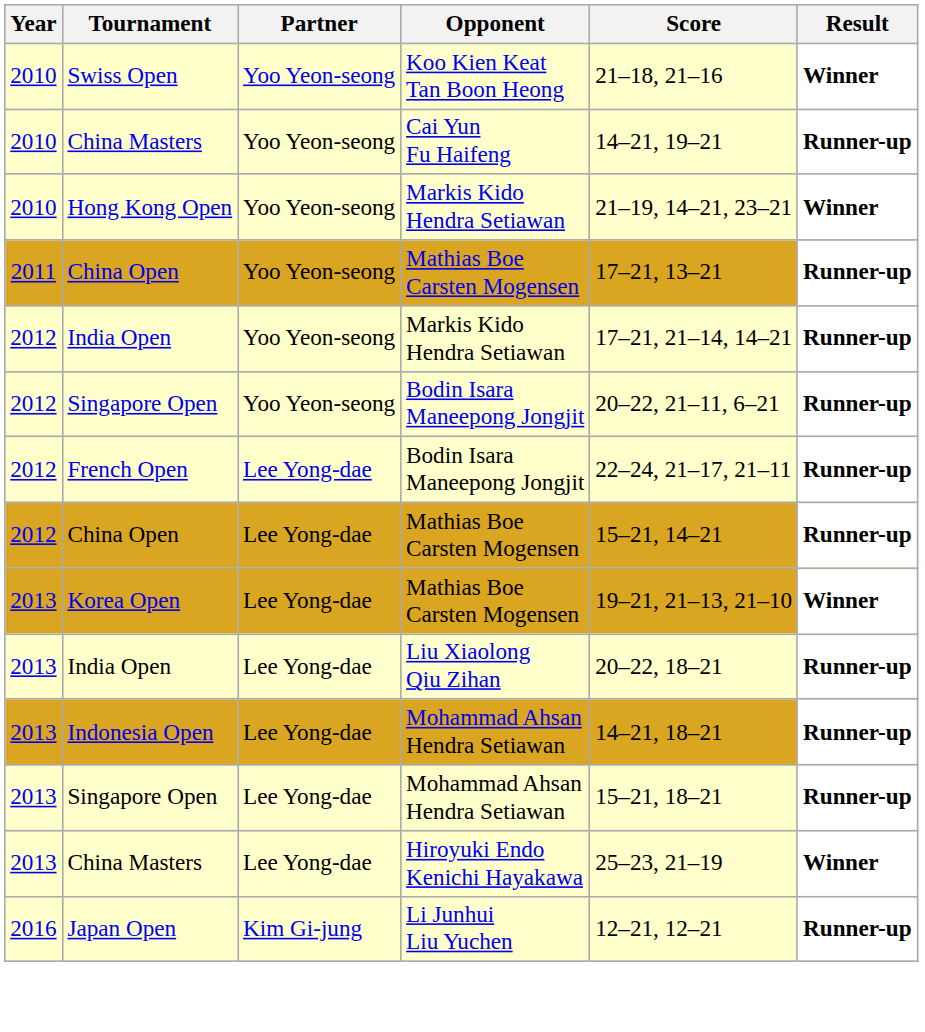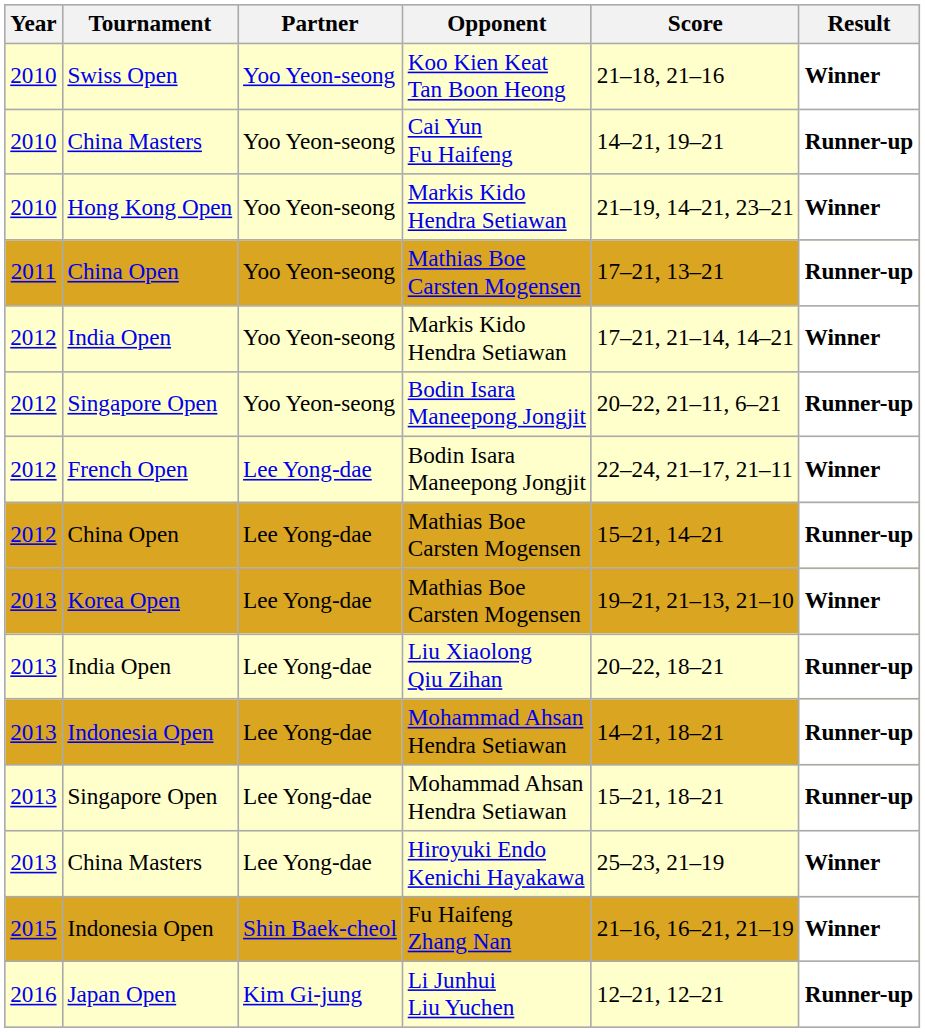(857, 338) Runner-up -> (842, 338) Winner
(857, 469) Runner-up -> (842, 469) Winner
+ row: (33, 928)
